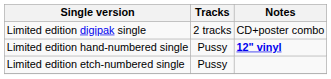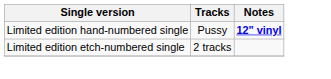- row: (76, 30)
(212, 64) Pussy -> (212, 47) 2 tracks
